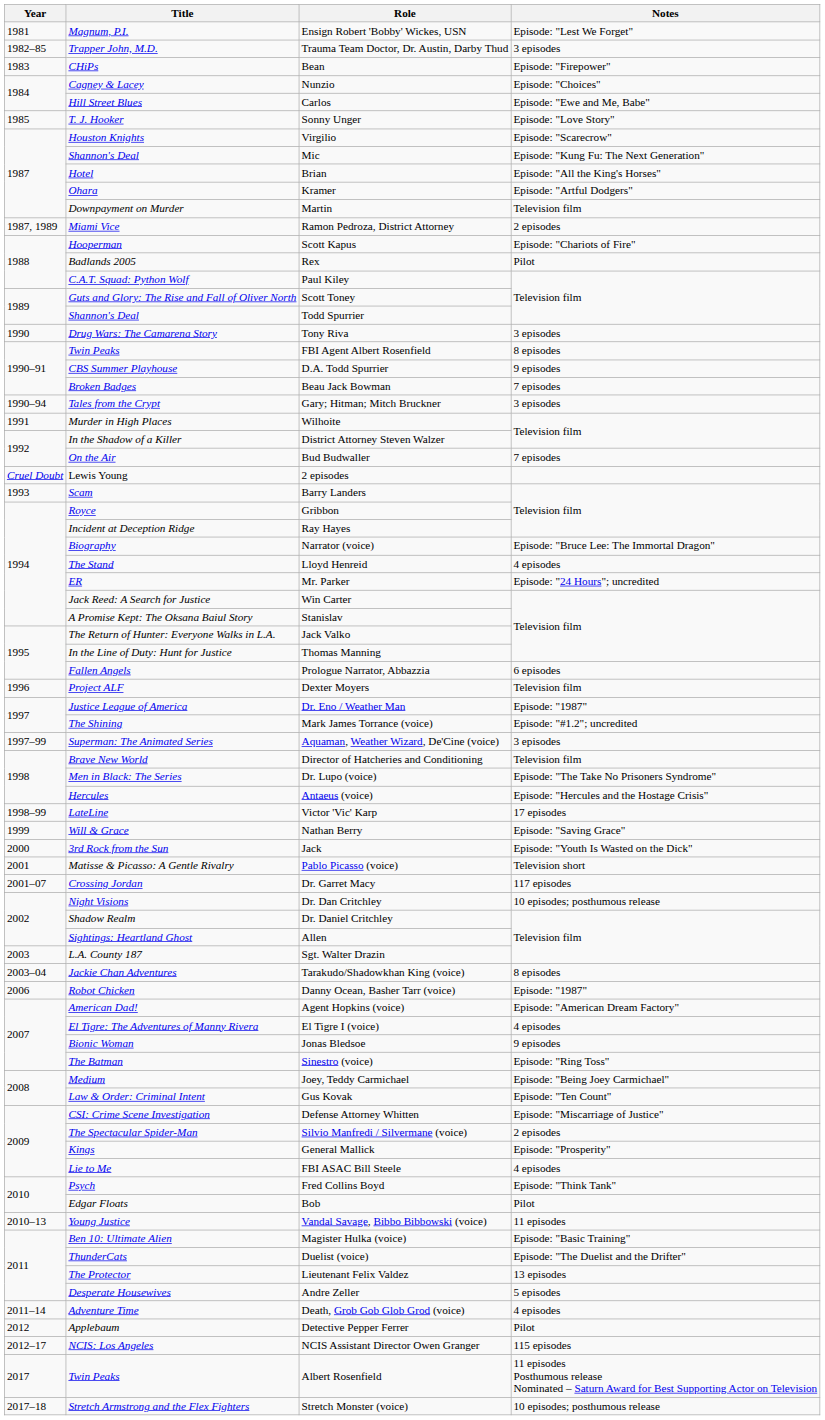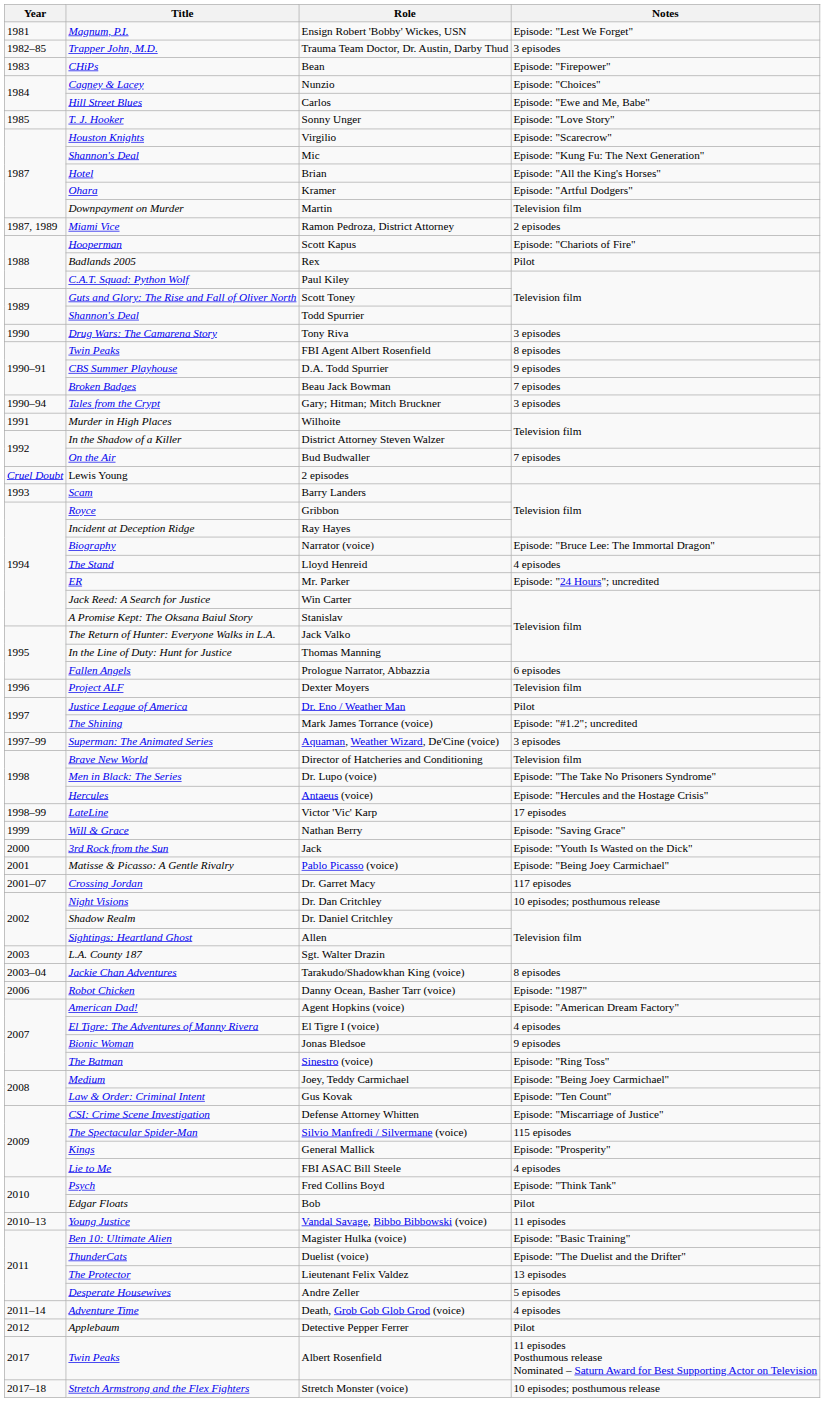(550, 706) Episode: "1987" -> (524, 706) Pilot
(549, 865) Television short -> (591, 865) Episode: "Being Joey Carmichael"
(537, 1132) 2 episodes -> (542, 1132) 115 episodes
- row: (391, 1345)
